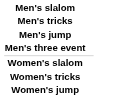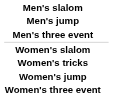- row: (45, 21)
+ row: (53, 90)
